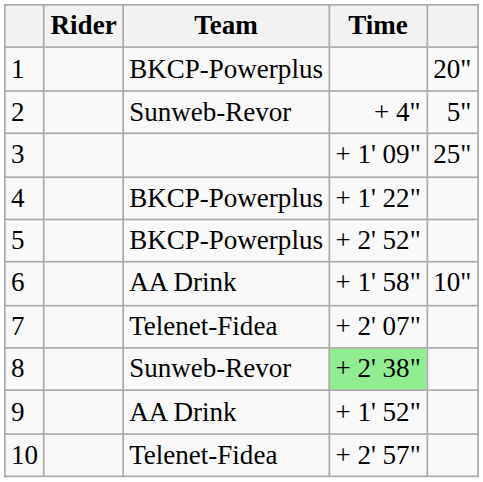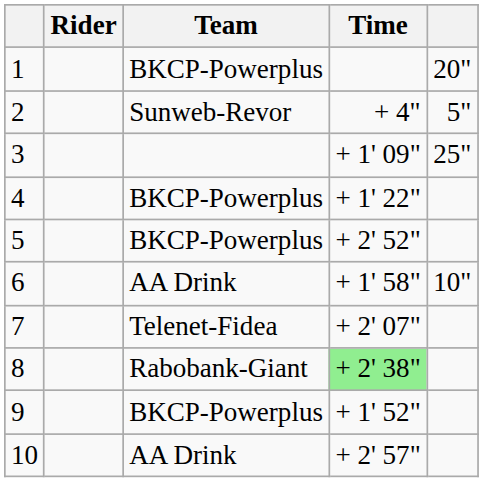(210, 369) Sunweb-Revor -> (218, 369) Rabobank-Giant
(183, 411) AA Drink -> (226, 411) BKCP-Powerplus
(203, 454) Telenet-Fidea -> (183, 454) AA Drink
